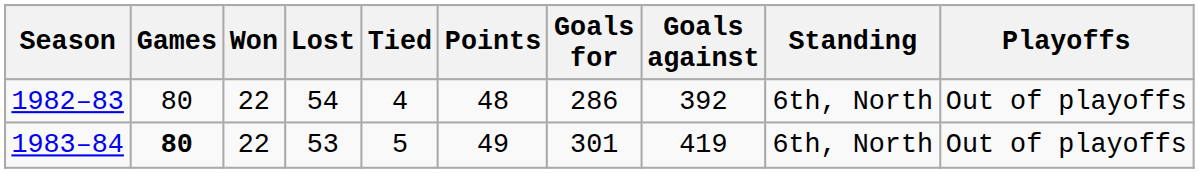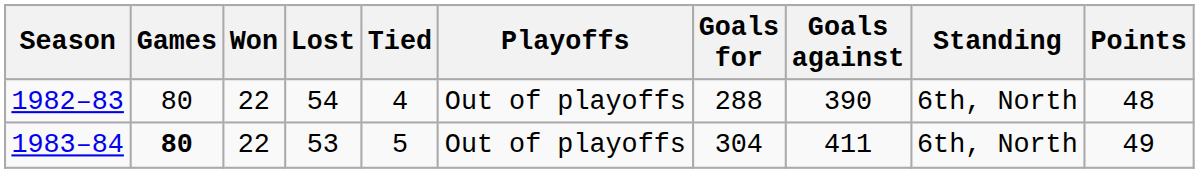columns swapped: (493, 42) <-> (1066, 42)
(594, 101) 286 -> (739, 101) 288
(703, 101) 392 -> (848, 101) 390
(594, 145) 301 -> (739, 145) 304
(703, 145) 419 -> (848, 145) 411
